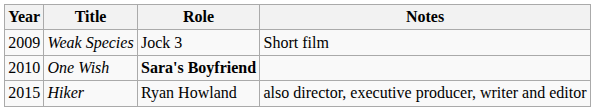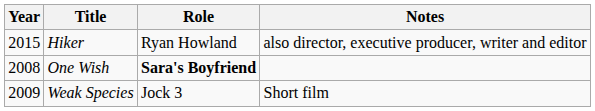rows swapped: (91, 42) <-> (66, 93)
(24, 67) 2010 -> (24, 67) 2008
